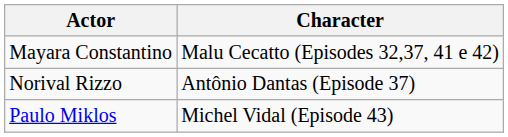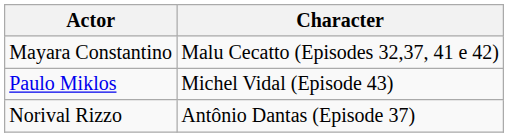rows swapped: (66, 83) <-> (63, 115)
